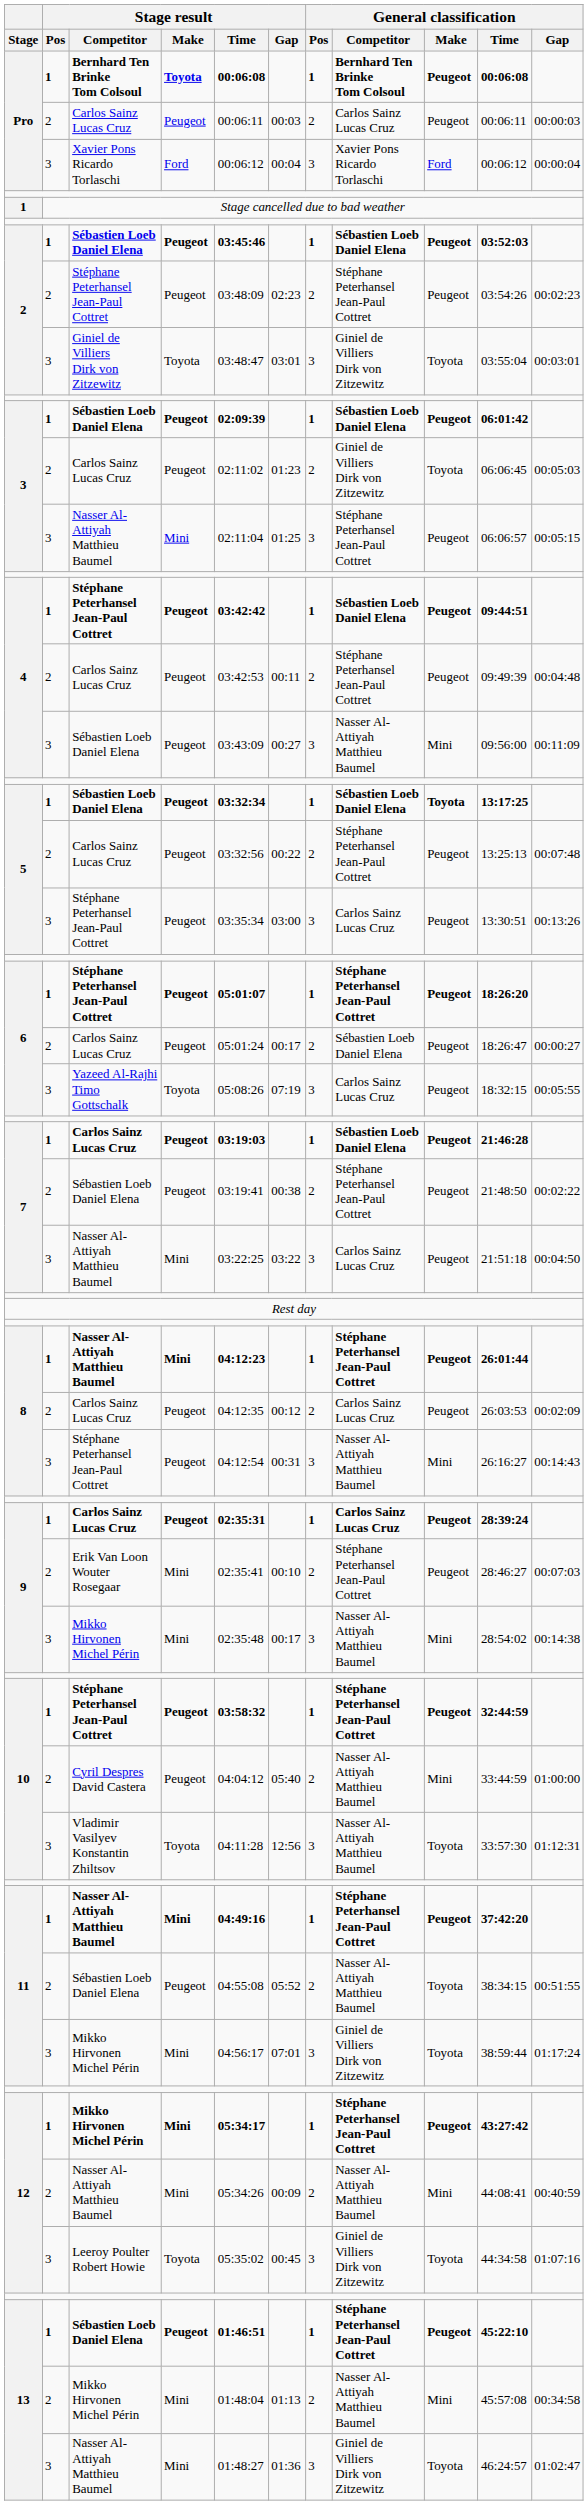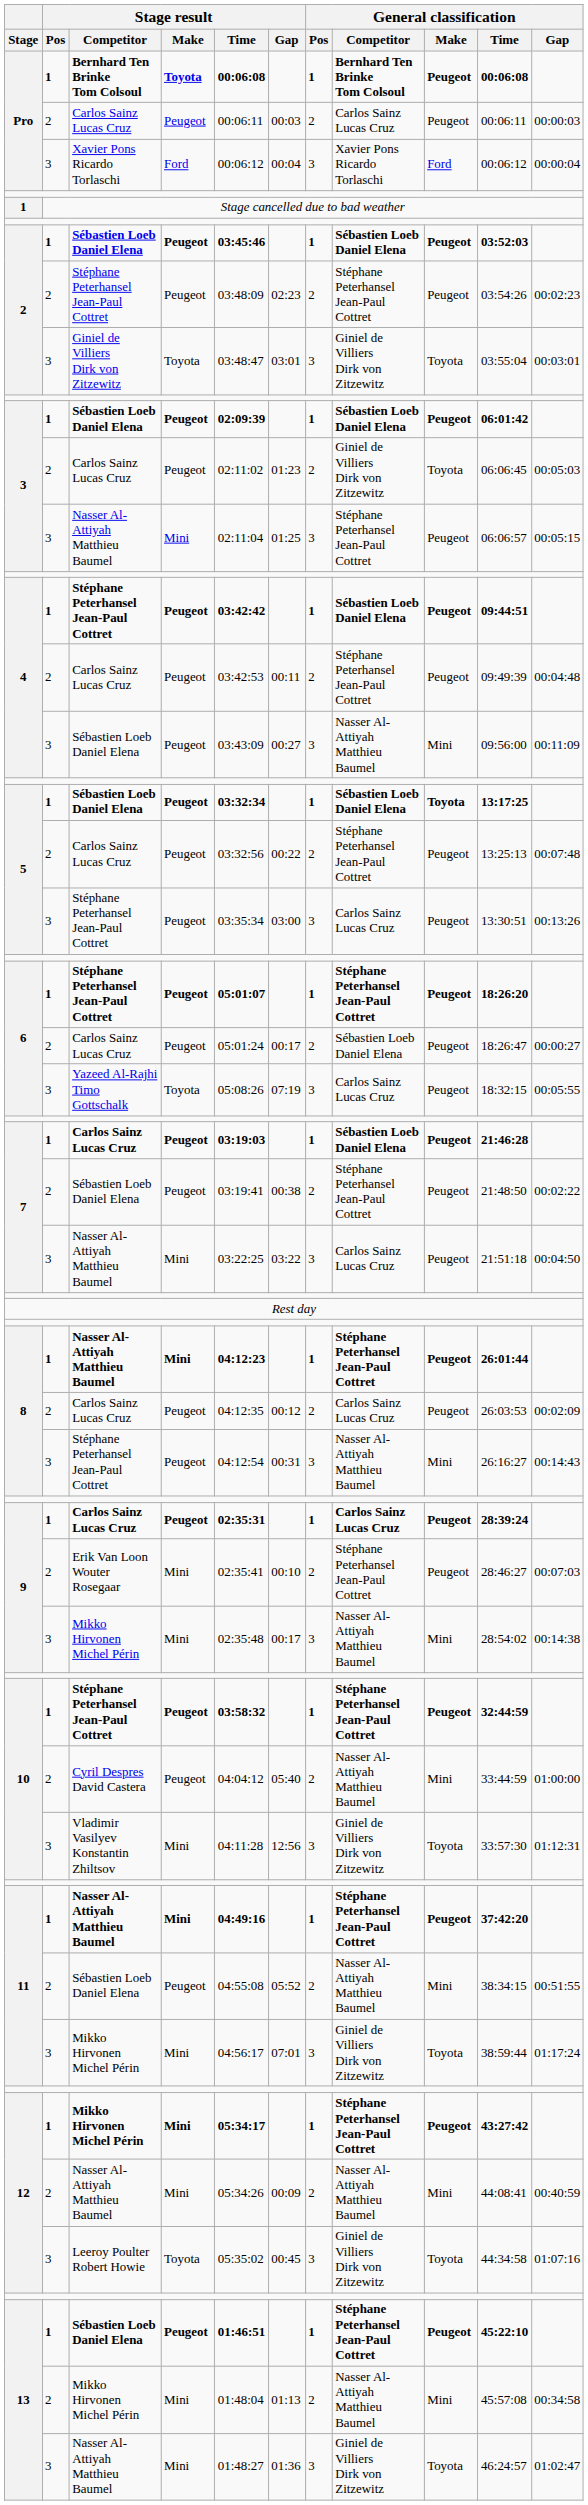(182, 1845) Toyota -> (177, 1845) Mini
(363, 1845) Nasser Al-Attiyah Matthieu Baumel -> (360, 1845) Giniel de Villiers Dirk von Zitzewitz
(445, 1985) Toyota -> (440, 1985) Mini
